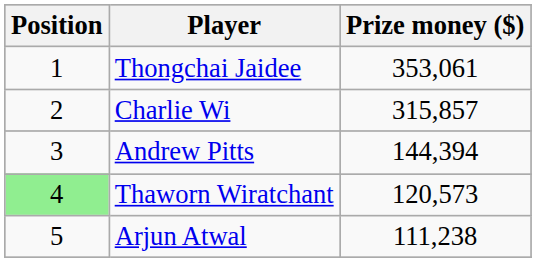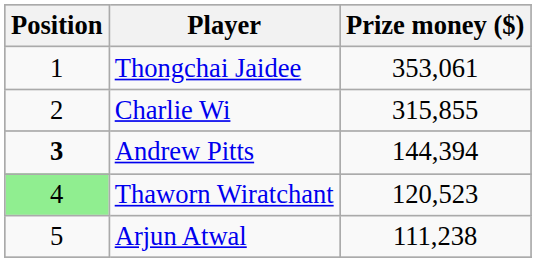(435, 109) 315,857 -> (435, 109) 315,855
(57, 151) normal -> (57, 151) bold
(435, 194) 120,573 -> (435, 194) 120,523
